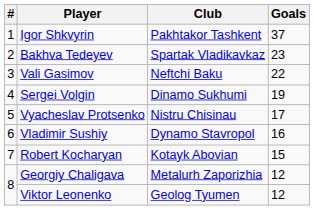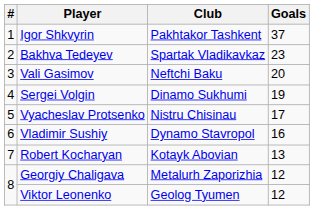(278, 74) 22 -> (278, 74) 20
(278, 154) 15 -> (278, 154) 13
